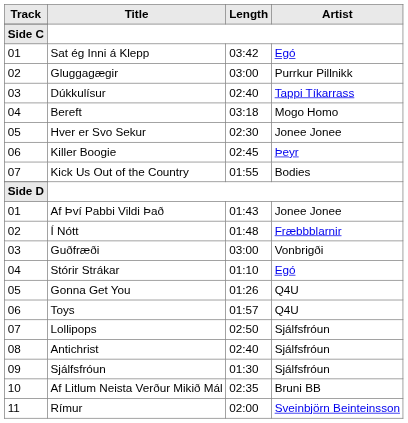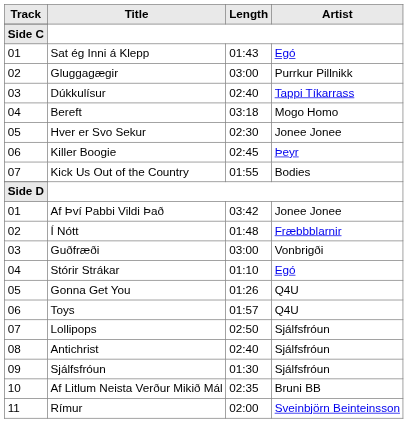(244, 53) 03:42 -> (244, 53) 01:43
(244, 211) 01:43 -> (244, 211) 03:42
